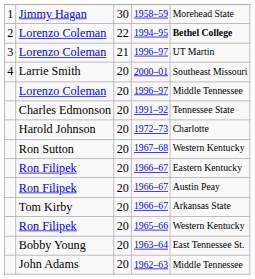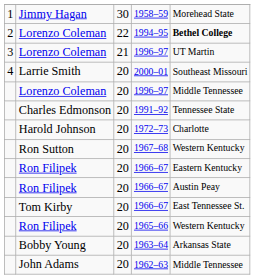(202, 206) Arkansas State -> (209, 206) East Tennessee St.
(209, 245) East Tennessee St. -> (202, 245) Arkansas State
